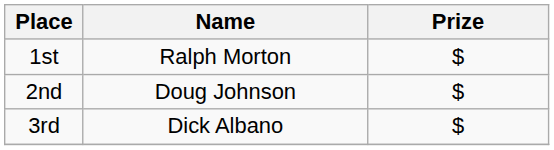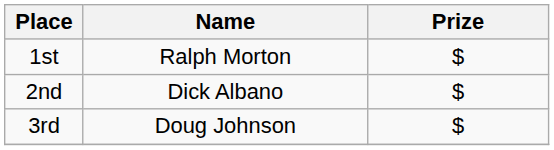(225, 91) Doug Johnson -> (225, 91) Dick Albano
(225, 126) Dick Albano -> (225, 126) Doug Johnson
